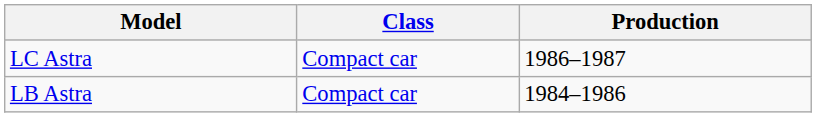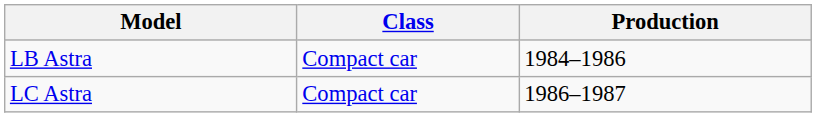rows swapped: (51, 93) <-> (51, 58)
